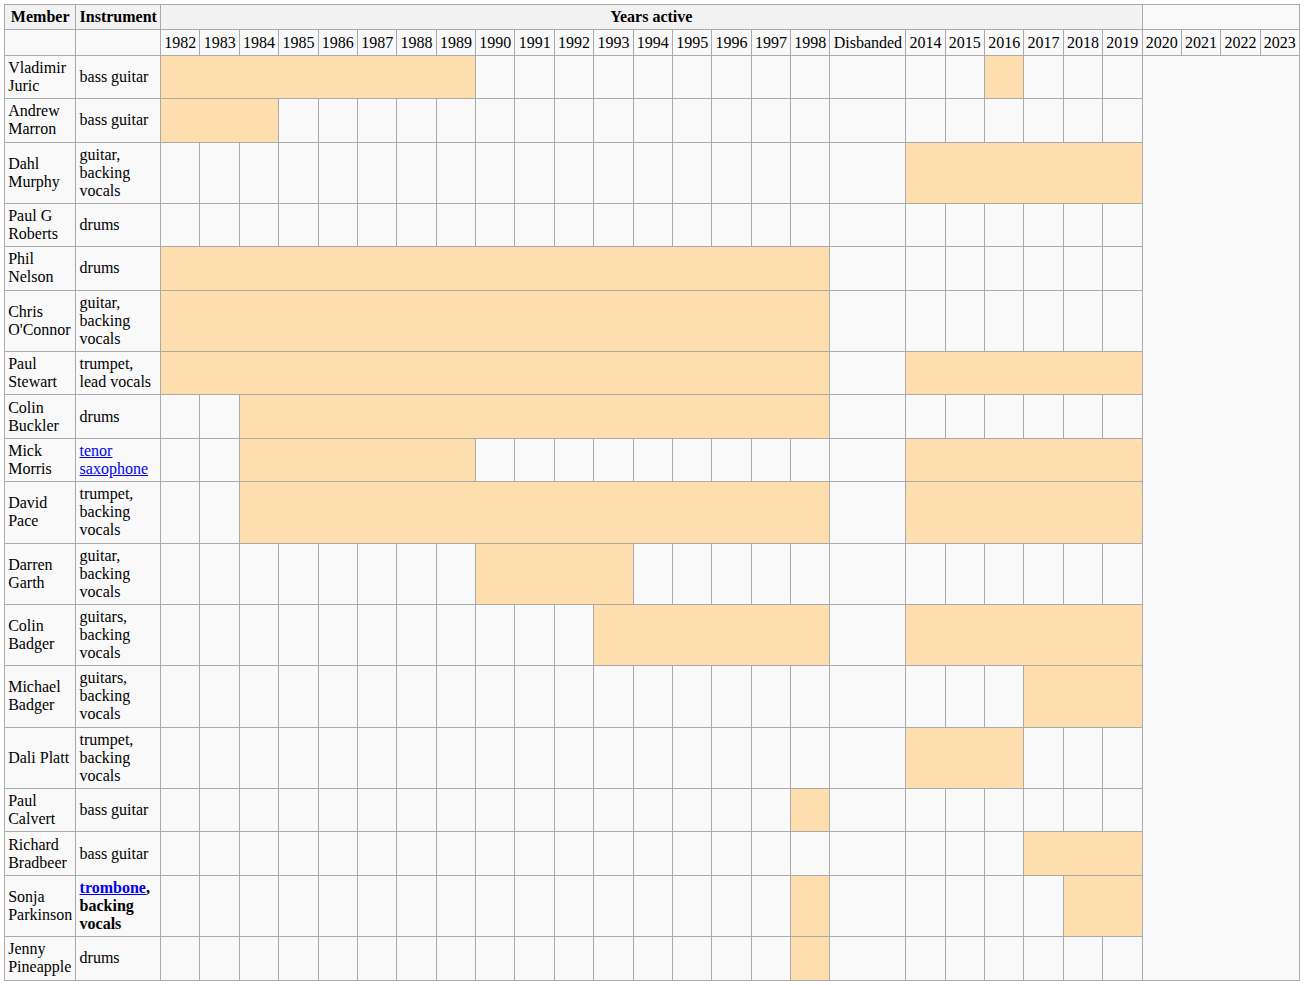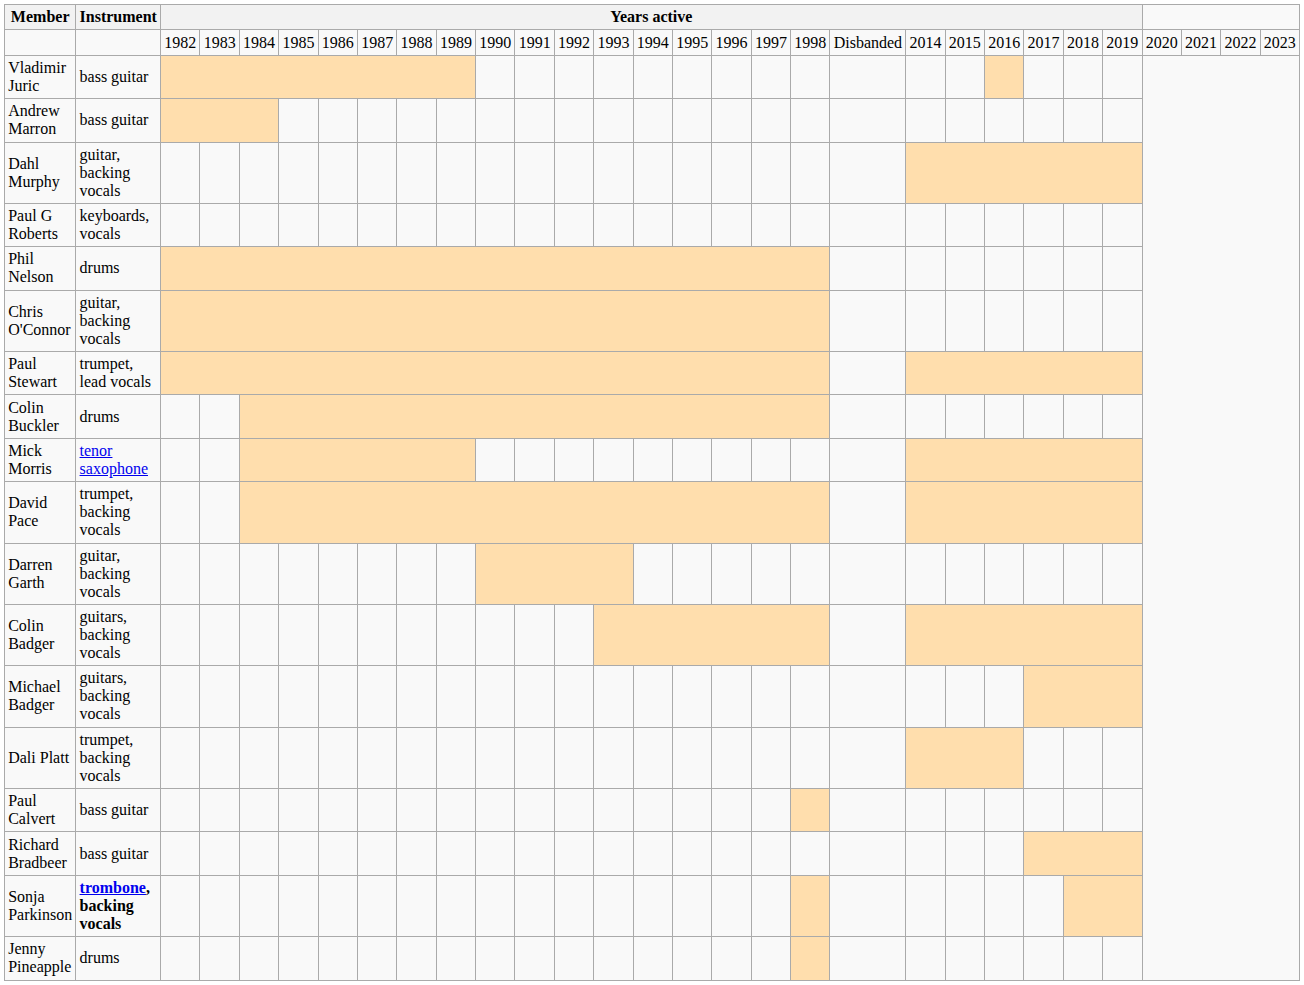(100, 225) drums -> (114, 225) keyboards, vocals
